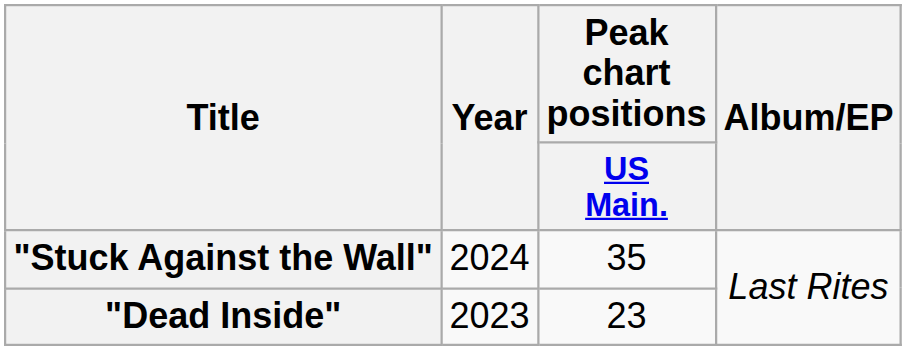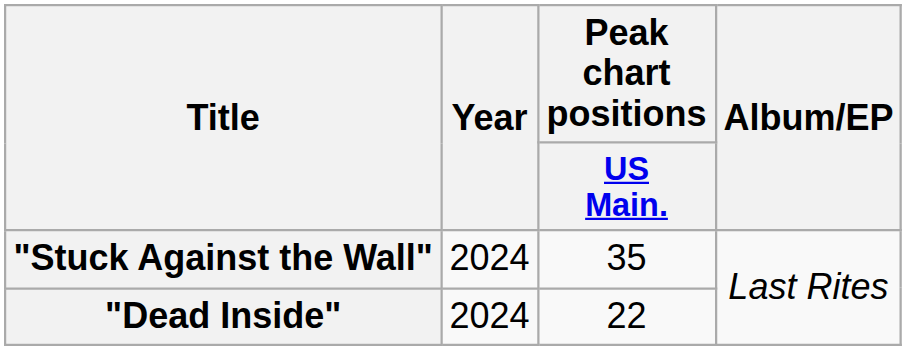(490, 315) 2023 -> (490, 315) 2024
(626, 315) 23 -> (626, 315) 22
